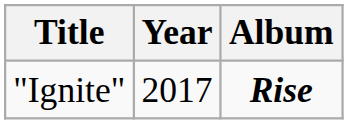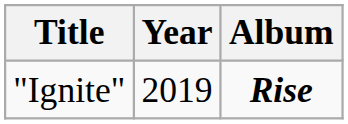(177, 88) 2017 -> (177, 88) 2019
